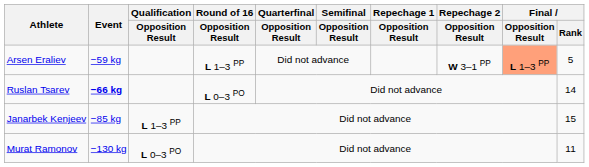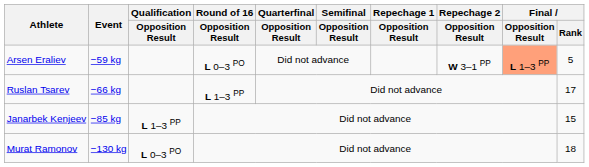(225, 66) L 1–3 PP -> (225, 66) L 0–3 PO
(106, 90) bold -> (106, 90) normal
(225, 95) L 0–3 PO -> (225, 95) L 1–3 PP
(571, 90) 14 -> (571, 90) 17
(571, 148) 11 -> (571, 148) 18
